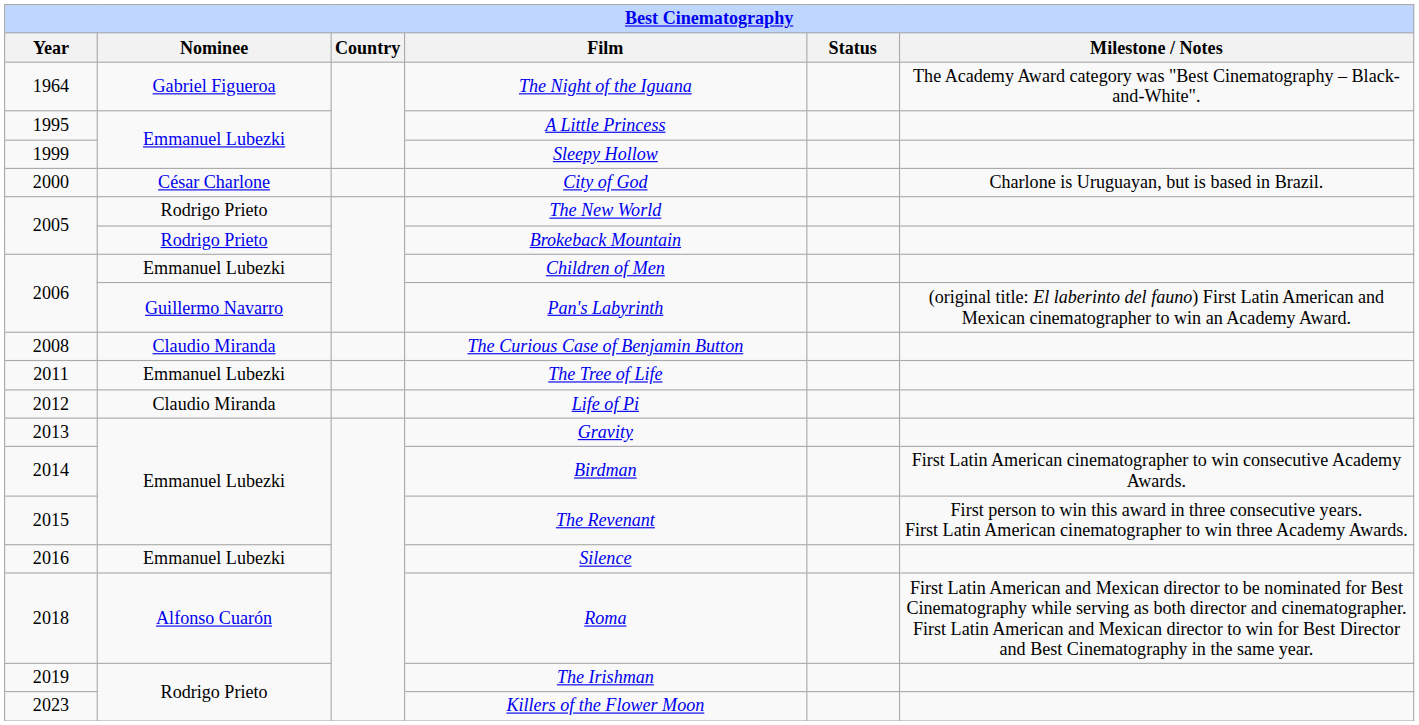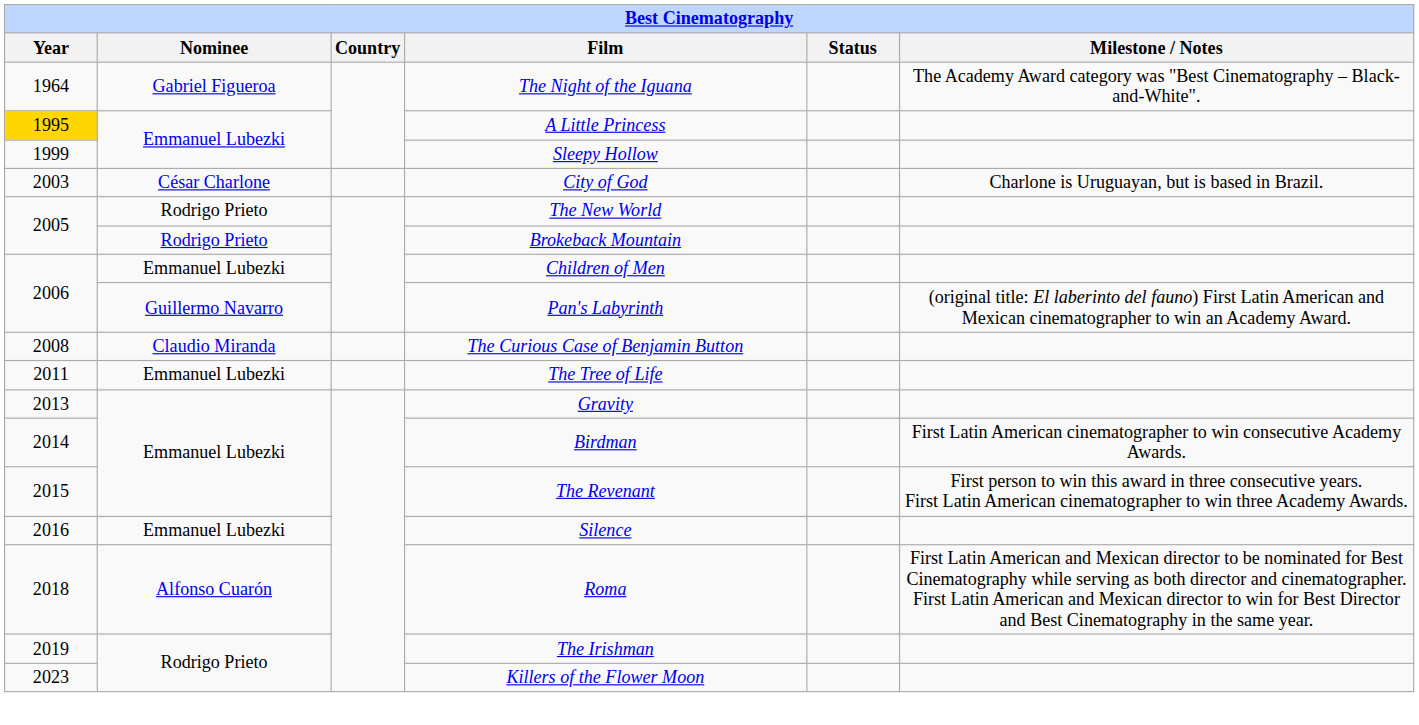(51, 125) no background -> (51, 125) gold background
(51, 182) 2000 -> (51, 182) 2003
- row: (605, 403)
